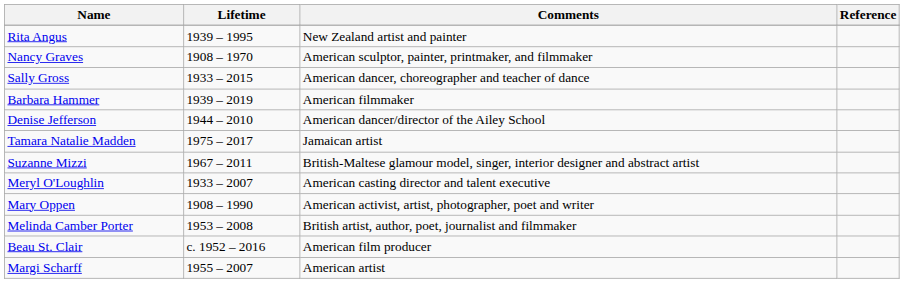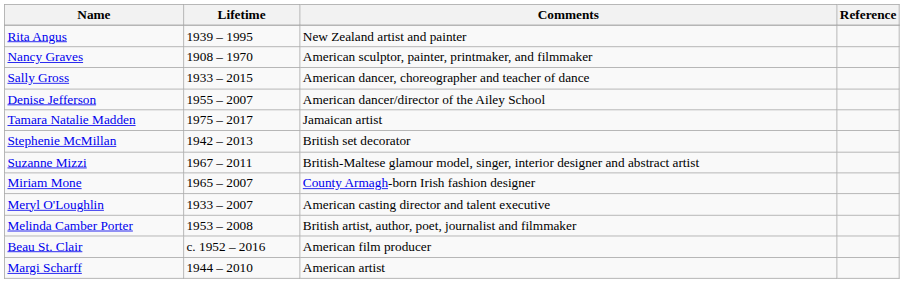- row: (53, 99)
(220, 120) 1944 – 2010 -> (220, 99) 1955 – 2007
+ row: (62, 141)
+ row: (45, 183)
- row: (41, 204)
(220, 267) 1955 – 2007 -> (220, 267) 1944 – 2010
